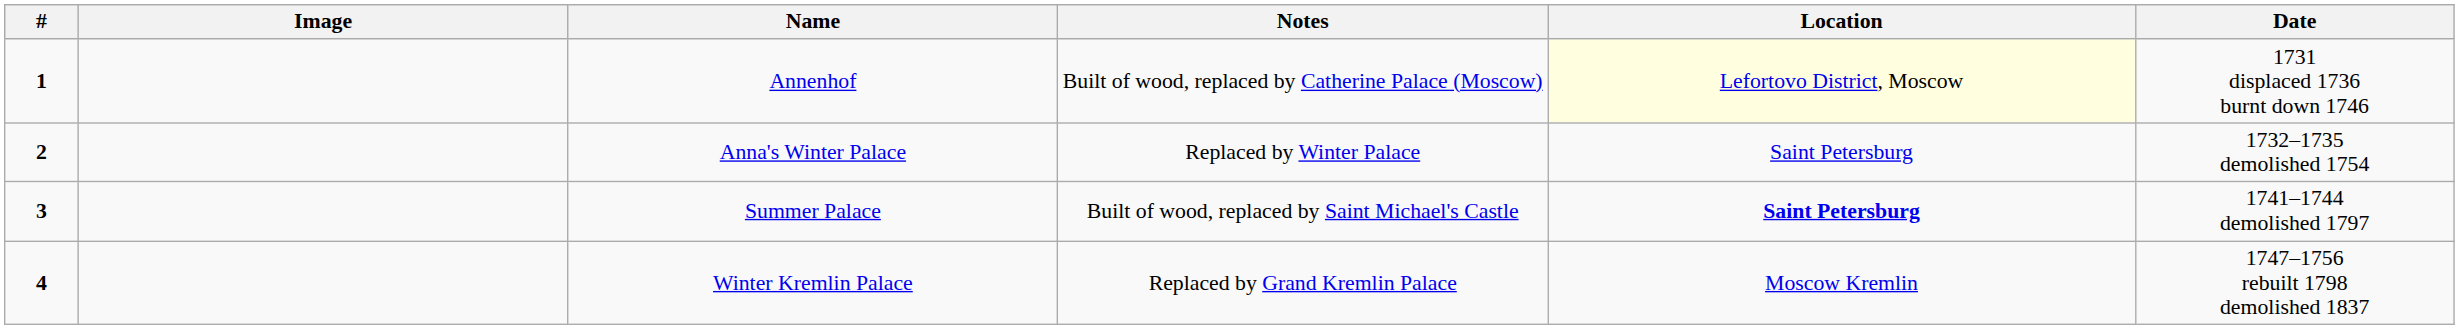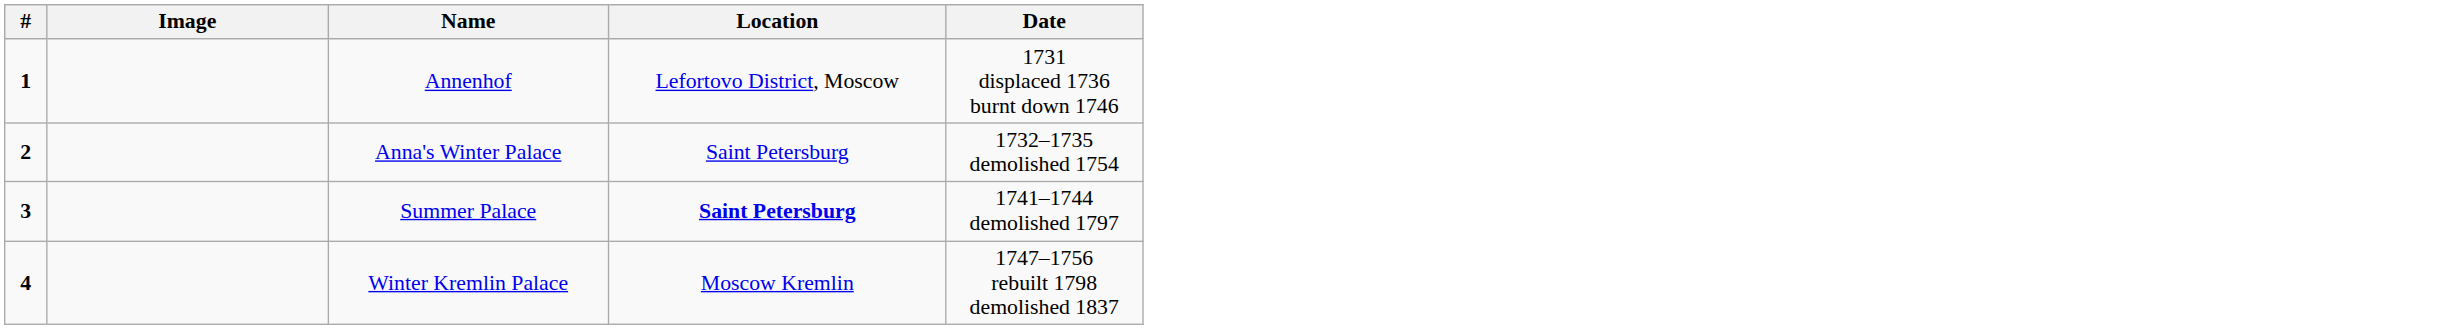- column: (1303, 21)
(1842, 80) lightyellow background -> (777, 80) no background
